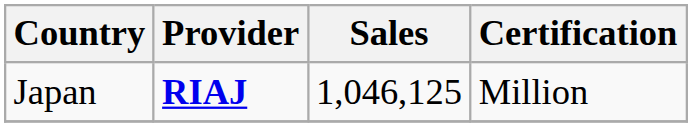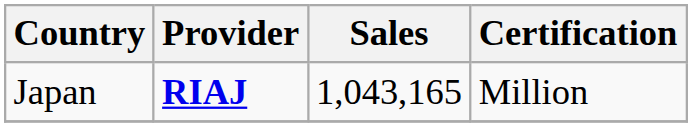(389, 91) 1,046,125 -> (389, 91) 1,043,165
